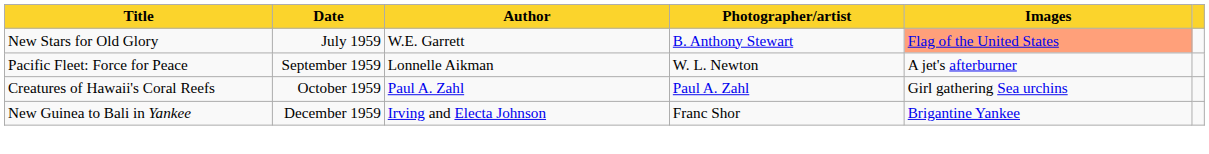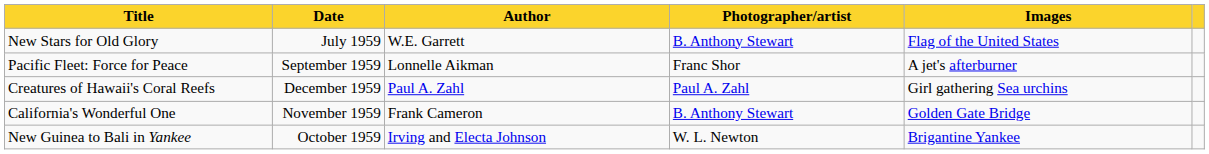(983, 40) lightsalmon background -> (983, 40) no background
(716, 64) W. L. Newton -> (706, 64) Franc Shor
(339, 88) October 1959 -> (332, 88) December 1959
+ row: (92, 112)
(332, 112) December 1959 -> (339, 137) October 1959
(706, 112) Franc Shor -> (716, 137) W. L. Newton
